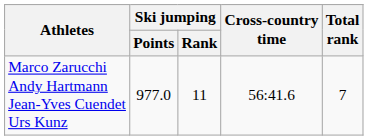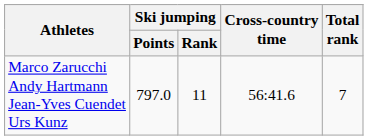(154, 95) 977.0 -> (154, 95) 797.0
